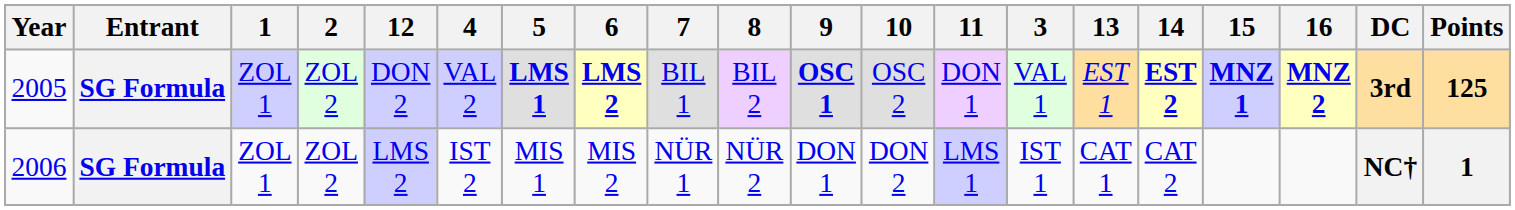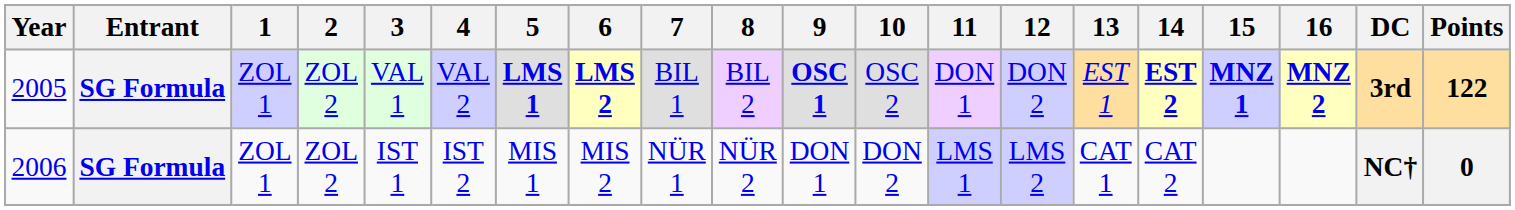columns swapped: (1040, 26) <-> (401, 26)
(1467, 88) 125 -> (1467, 88) 122
(1467, 165) 1 -> (1467, 165) 0
